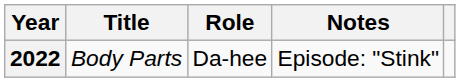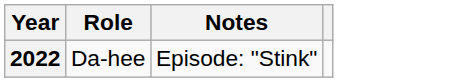- column: (127, 22)
